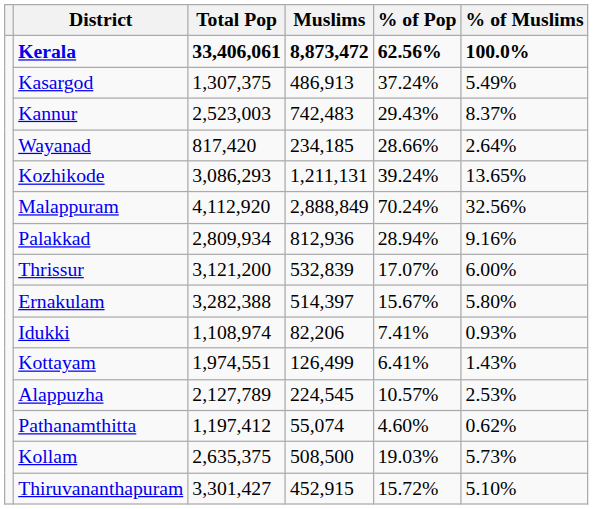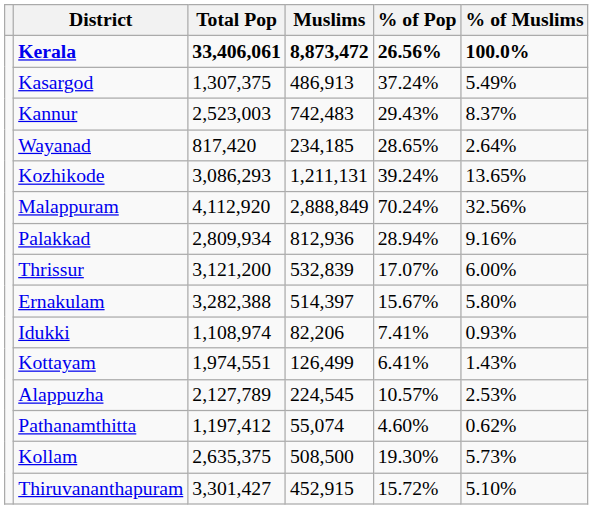(410, 51) 62.56% -> (410, 51) 26.56%
(408, 144) 28.66% -> (408, 144) 28.65%
(408, 457) 19.03% -> (408, 457) 19.30%
